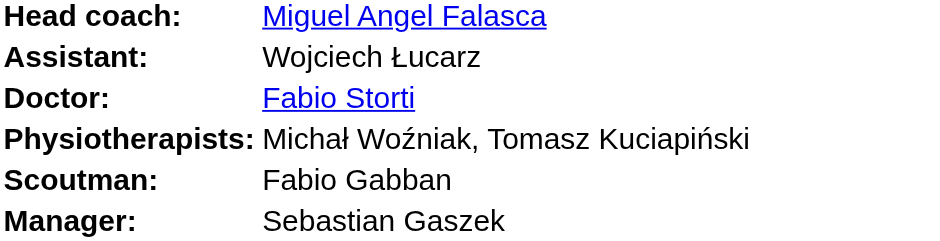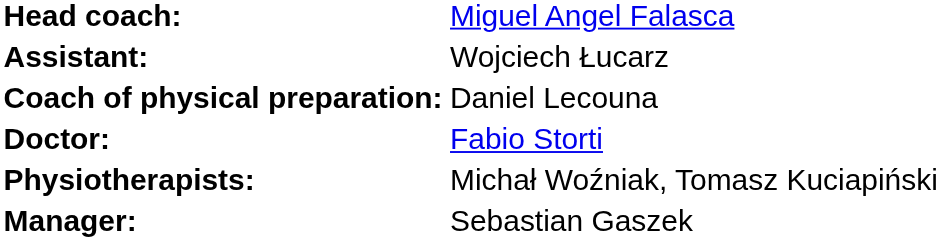+ row: (223, 98)
- row: (81, 180)
